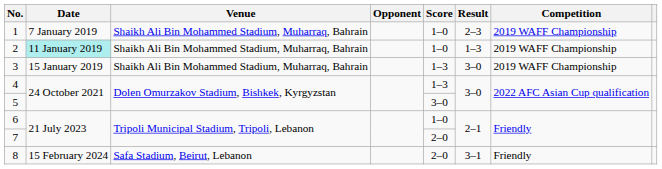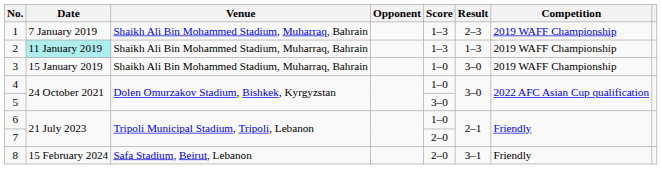(439, 31) 1–0 -> (439, 31) 1–3
(439, 48) 1–0 -> (439, 48) 1–3
(439, 66) 1–3 -> (439, 66) 1–0
(439, 84) 1–3 -> (439, 84) 1–0
